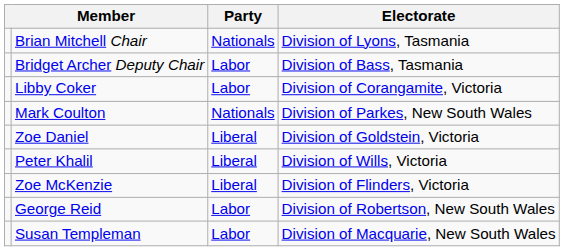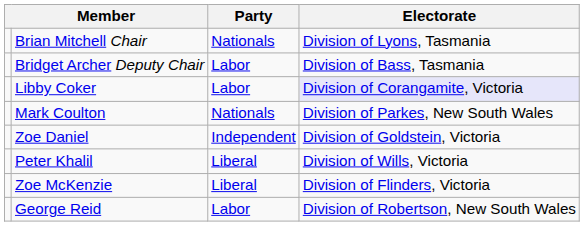(392, 88) no background -> (413, 88) lavender background
(234, 137) Liberal -> (254, 137) Independent
- row: (78, 233)
